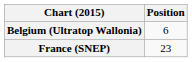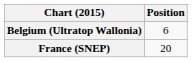(166, 48) 23 -> (166, 48) 20
